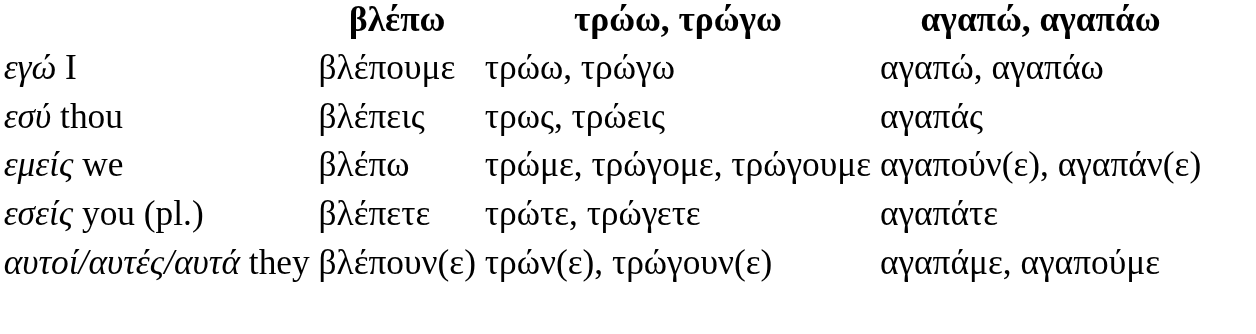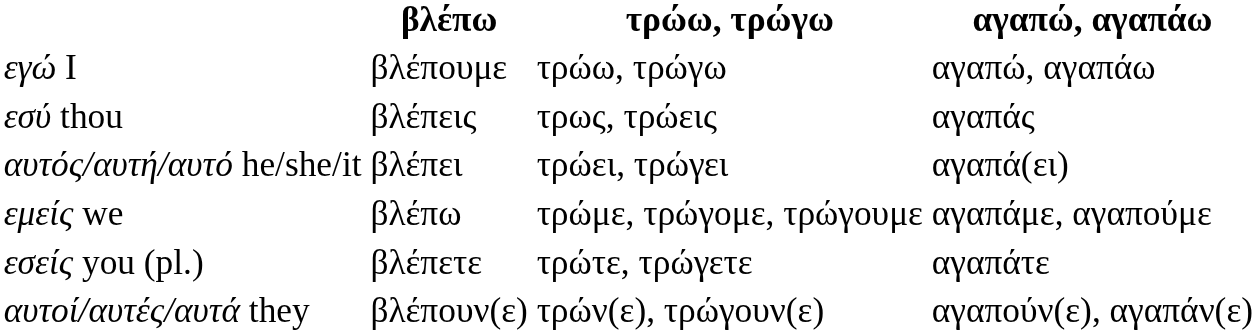+ row: (183, 164)
(1041, 164) αγαπούν(ε), αγαπάν(ε) -> (1072, 213) αγαπάμε, αγαπούμε
(1020, 262) αγαπάμε, αγαπούμε -> (1092, 310) αγαπούν(ε), αγαπάν(ε)
